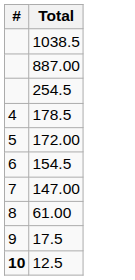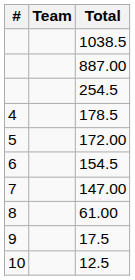+ column: (52, 16)
(17, 262) bold -> (17, 262) normal
